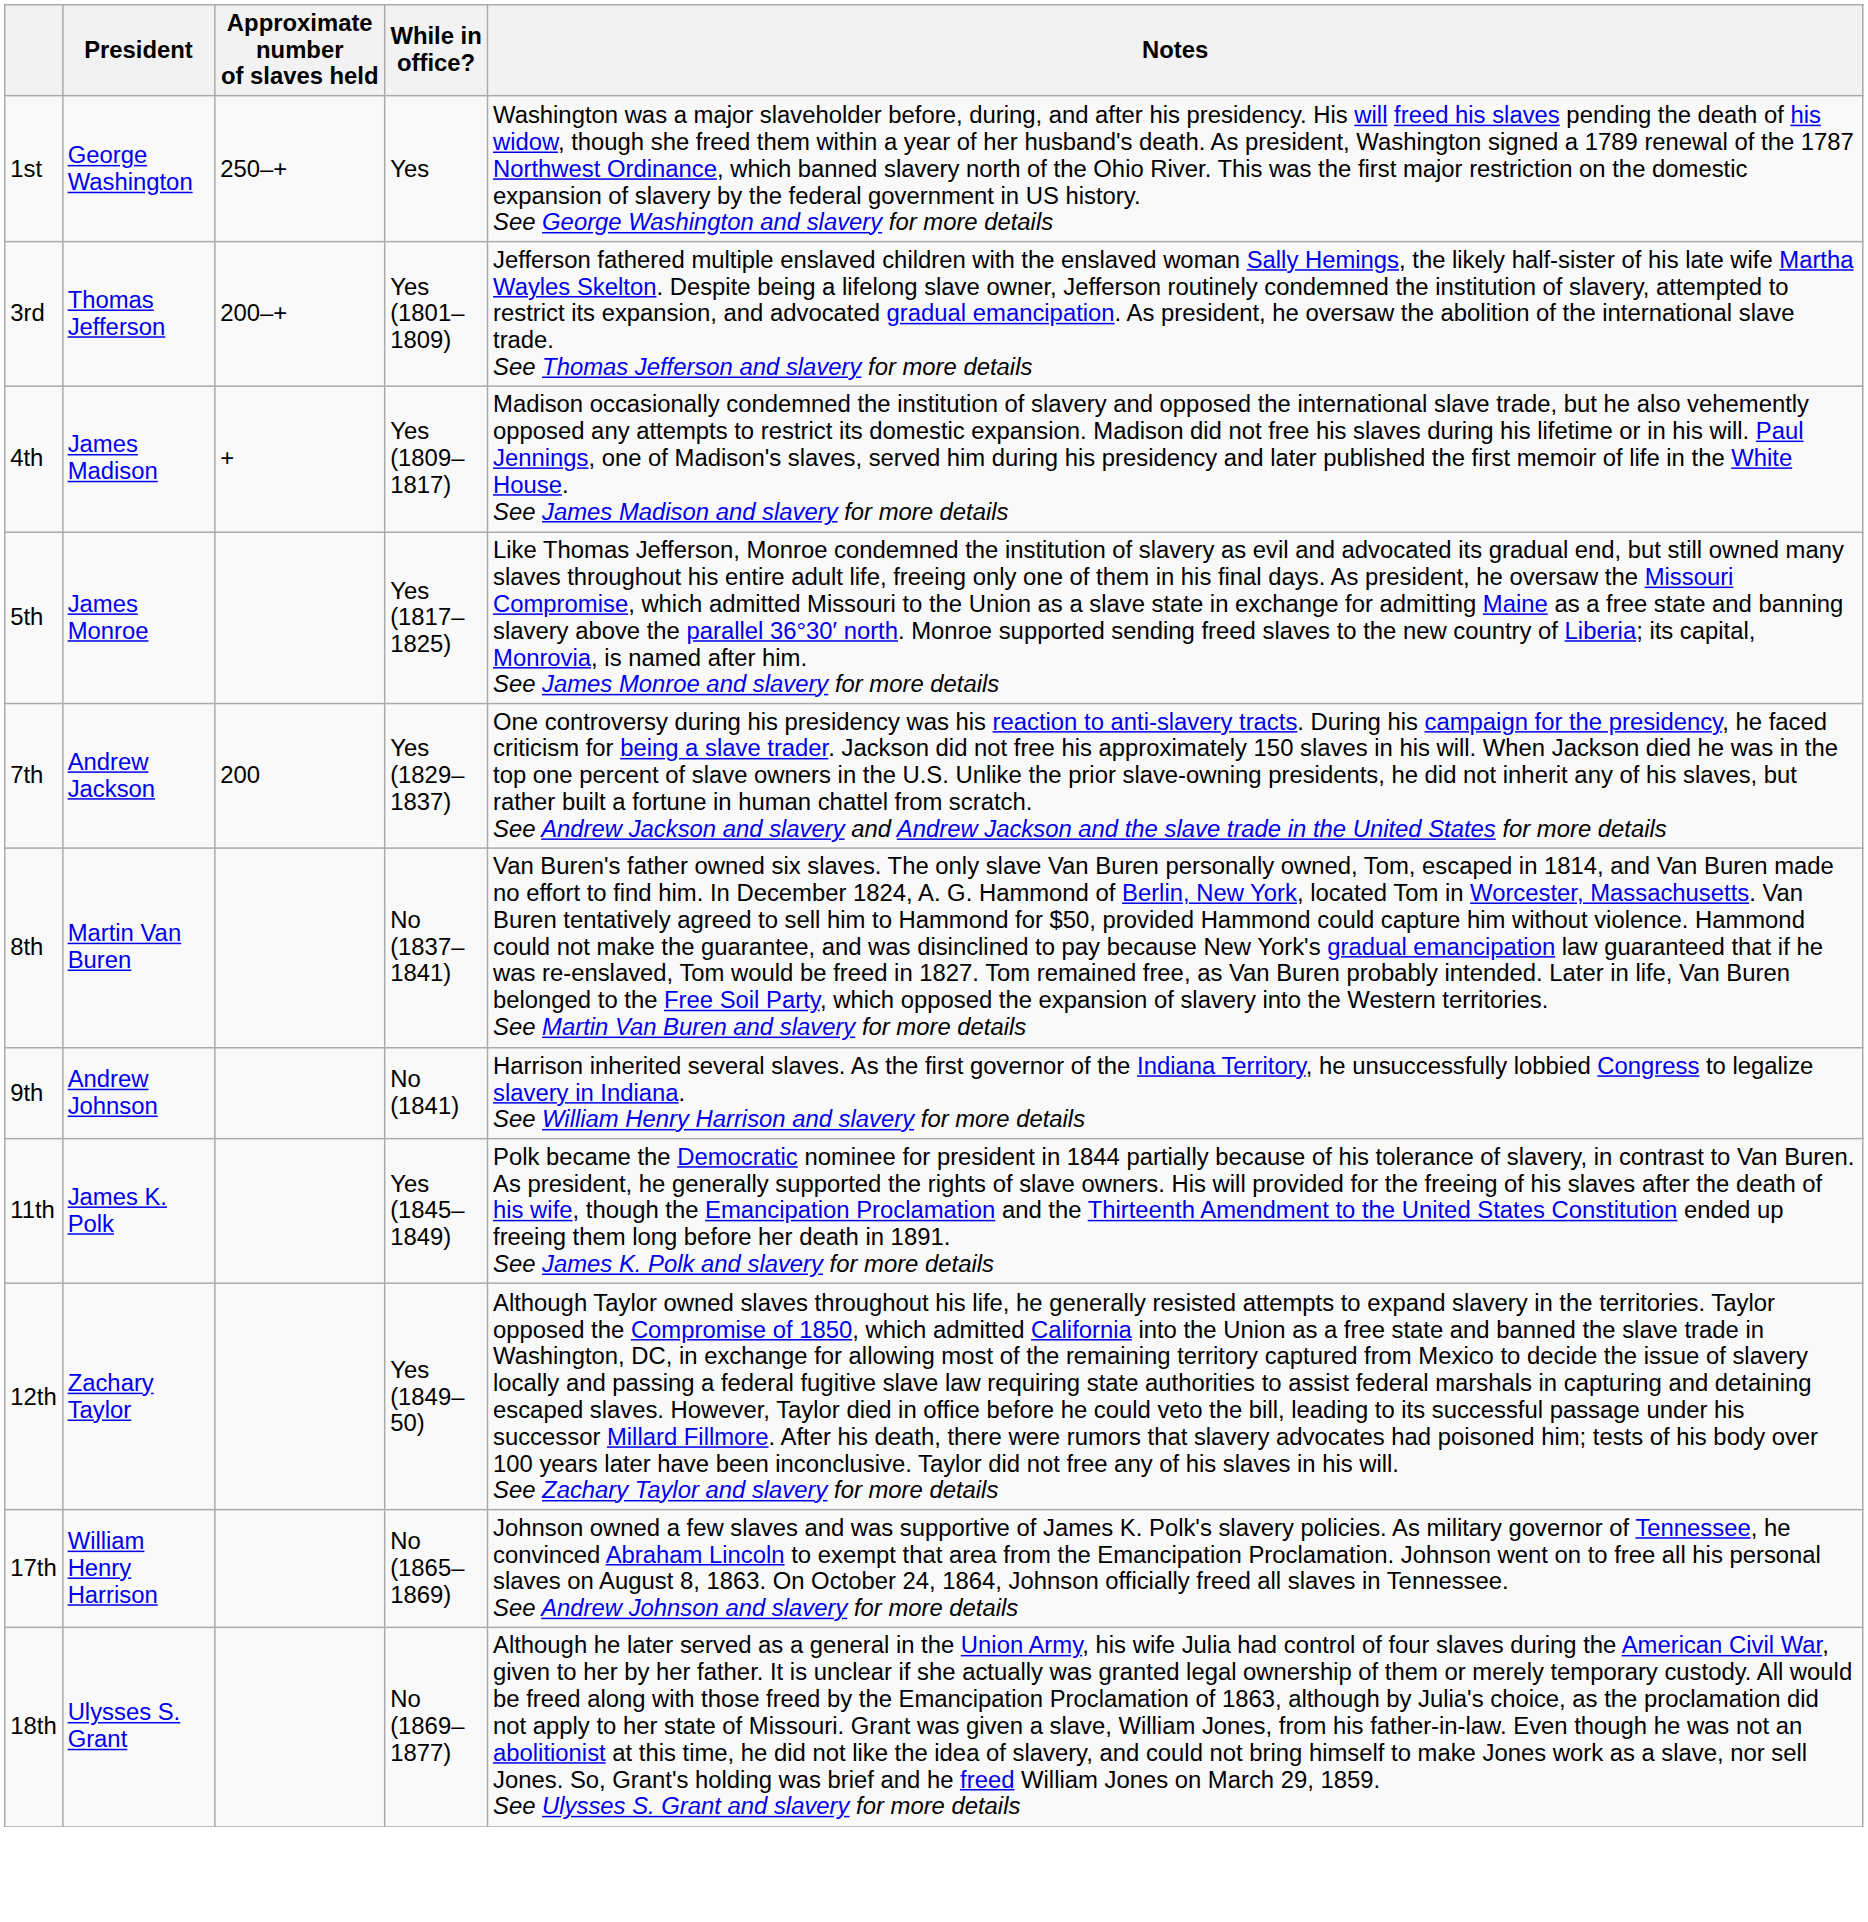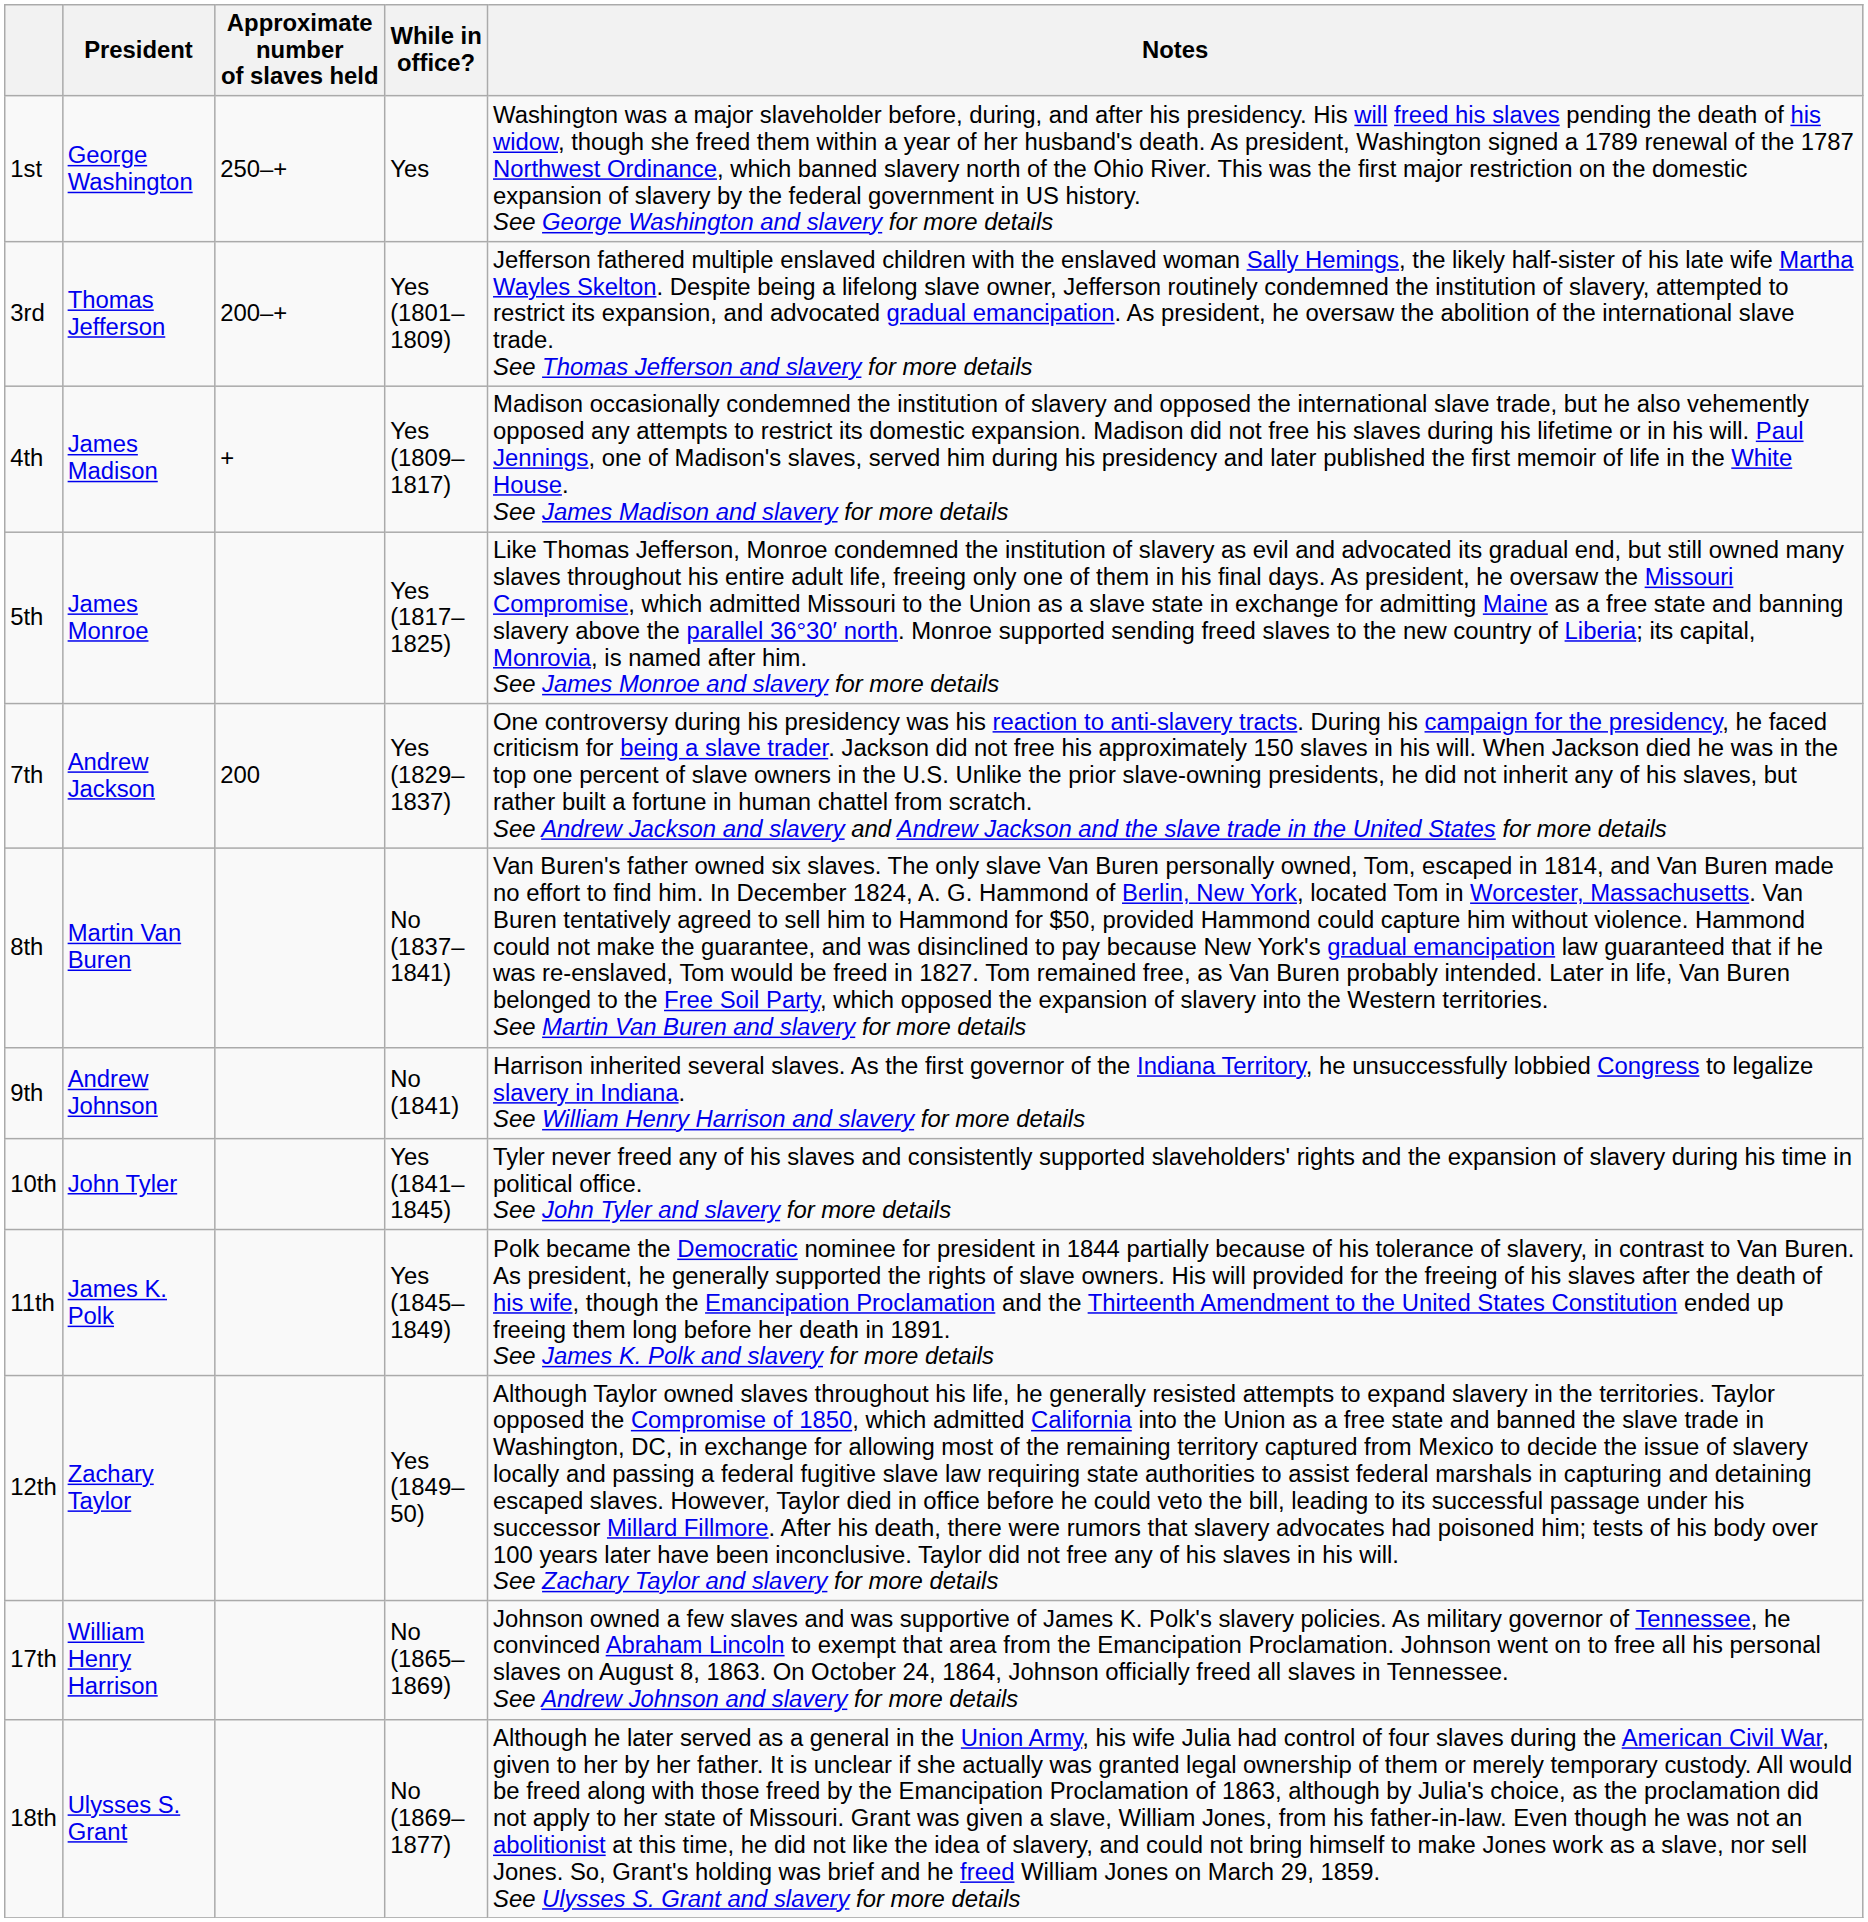+ row: (33, 1184)
